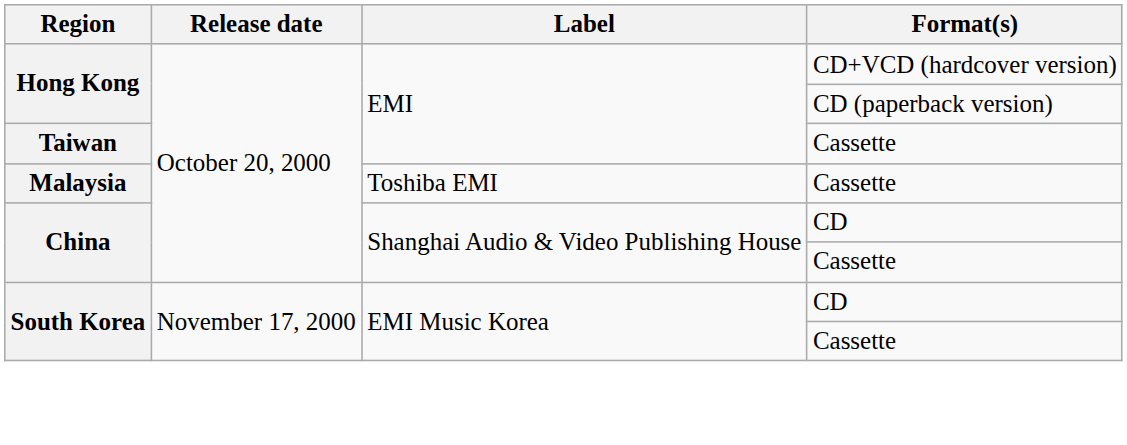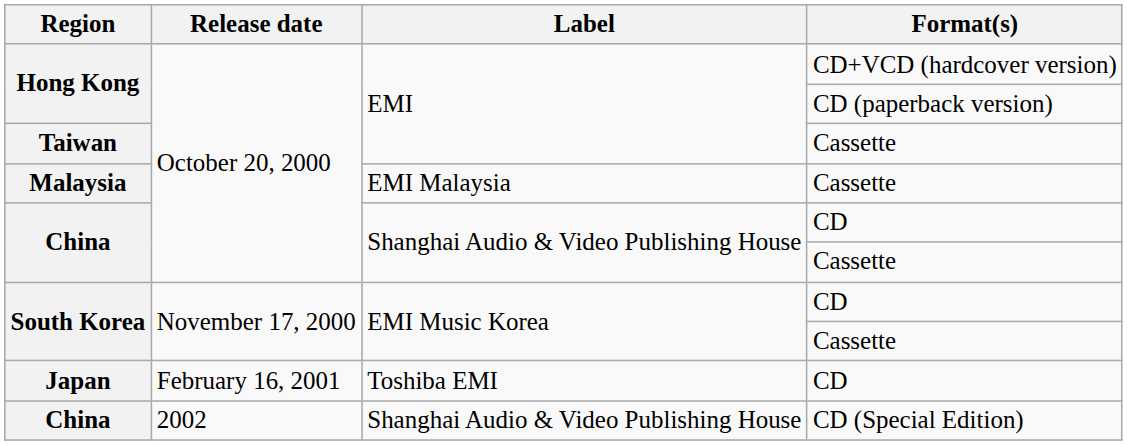(433, 182) Toshiba EMI -> (439, 182) EMI Malaysia
+ row: (78, 380)
+ row: (78, 420)
